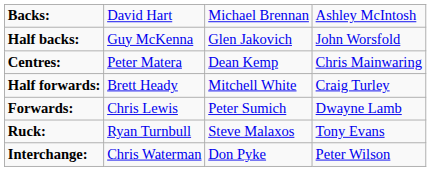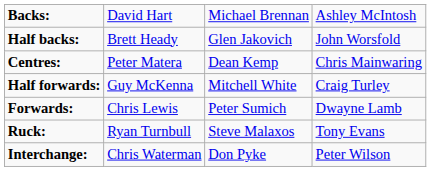(150, 39) Guy McKenna -> (143, 39) Brett Heady
(143, 85) Brett Heady -> (150, 85) Guy McKenna
